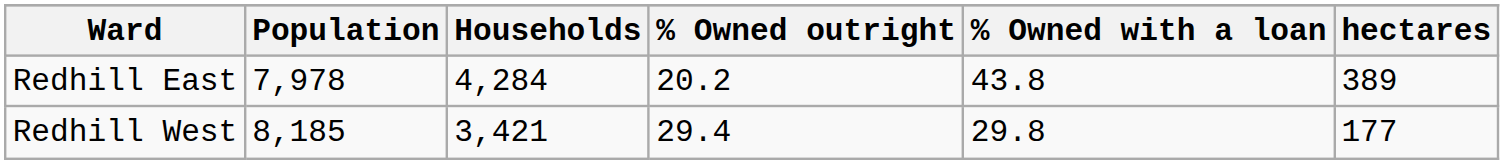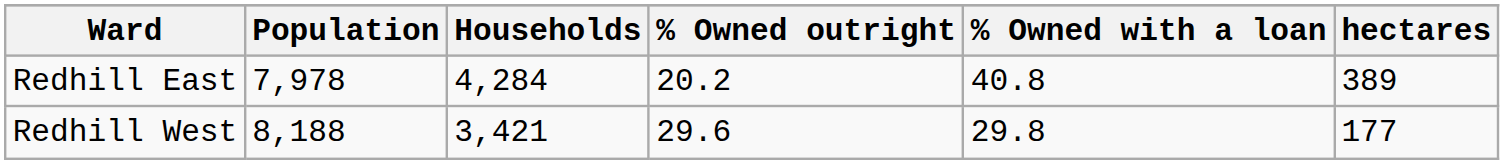(1008, 81) 43.8 -> (1008, 81) 40.8
(299, 132) 8,185 -> (299, 132) 8,188
(694, 132) 29.4 -> (694, 132) 29.6
